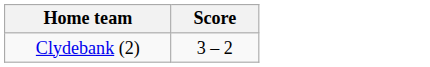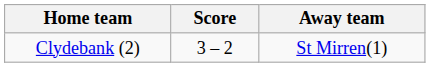+ column: (342, 18)
